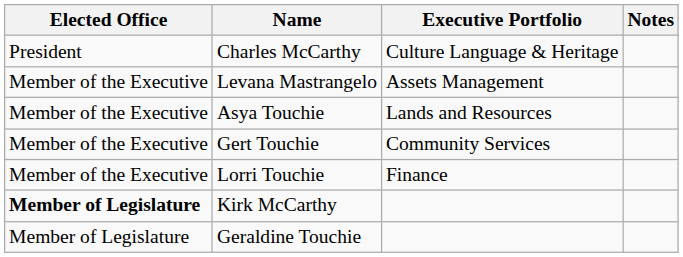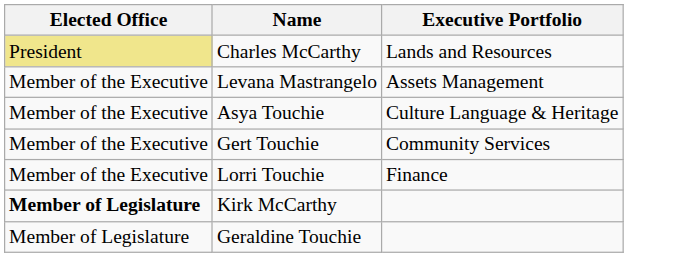- column: (651, 19)
(45, 50) no background -> (45, 50) khaki background
(502, 50) Culture Language & Heritage -> (469, 50) Lands and Resources
(469, 112) Lands and Resources -> (502, 112) Culture Language & Heritage
